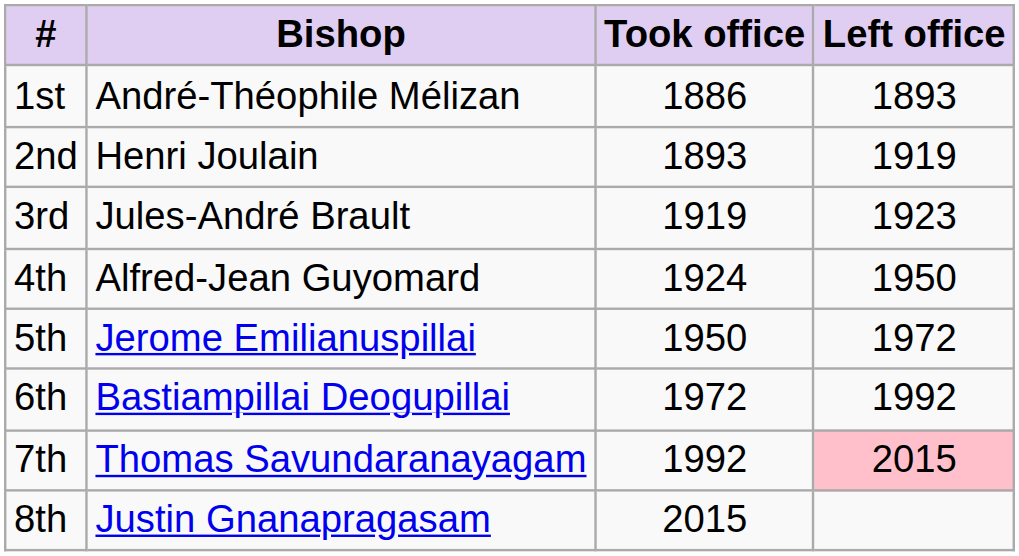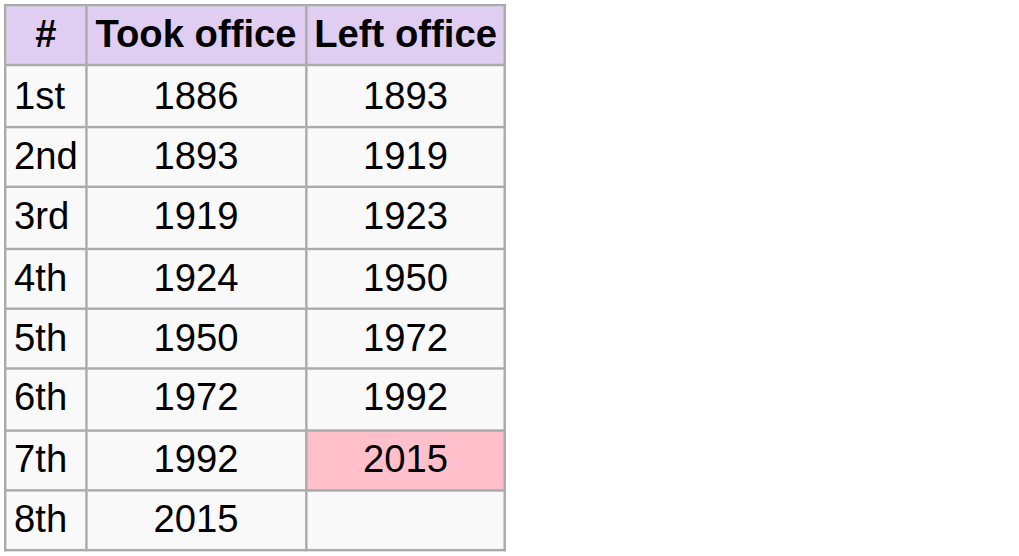- column: (341, 34)
